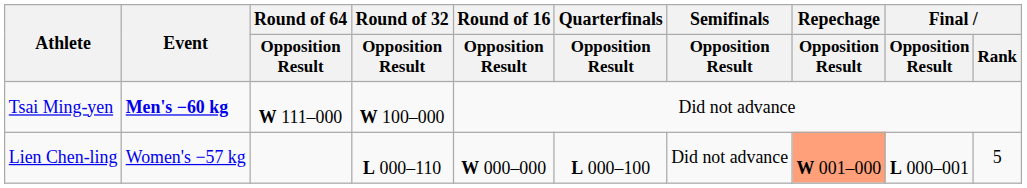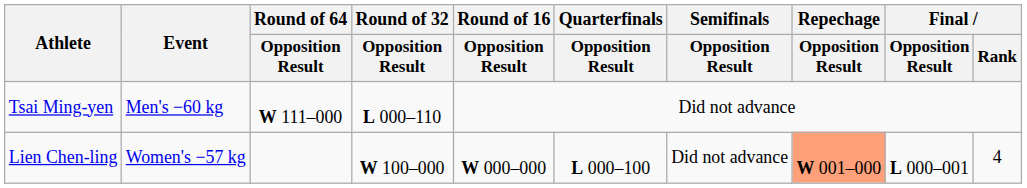(177, 107) bold -> (174, 107) normal
(402, 117) W 100–000 -> (402, 117) L 000–110
(402, 168) L 000–110 -> (402, 168) W 100–000
(997, 157) 5 -> (997, 157) 4
